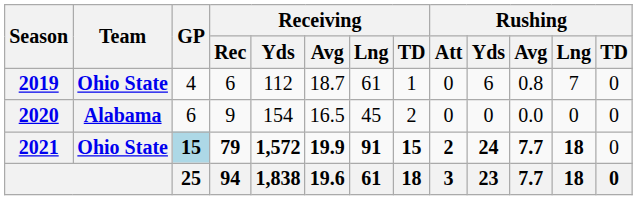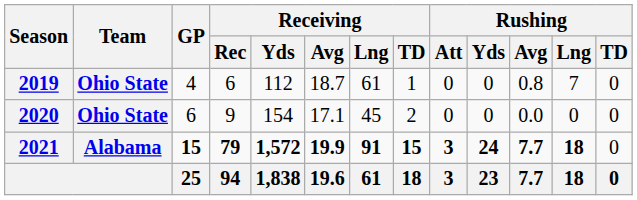(488, 83) 6 -> (488, 83) 0
(123, 115) Alabama -> (123, 115) Ohio State
(327, 115) 16.5 -> (327, 115) 17.1
(123, 147) Ohio State -> (123, 147) Alabama
(191, 147) lightblue background -> (191, 147) no background
(449, 147) 2 -> (449, 147) 3
